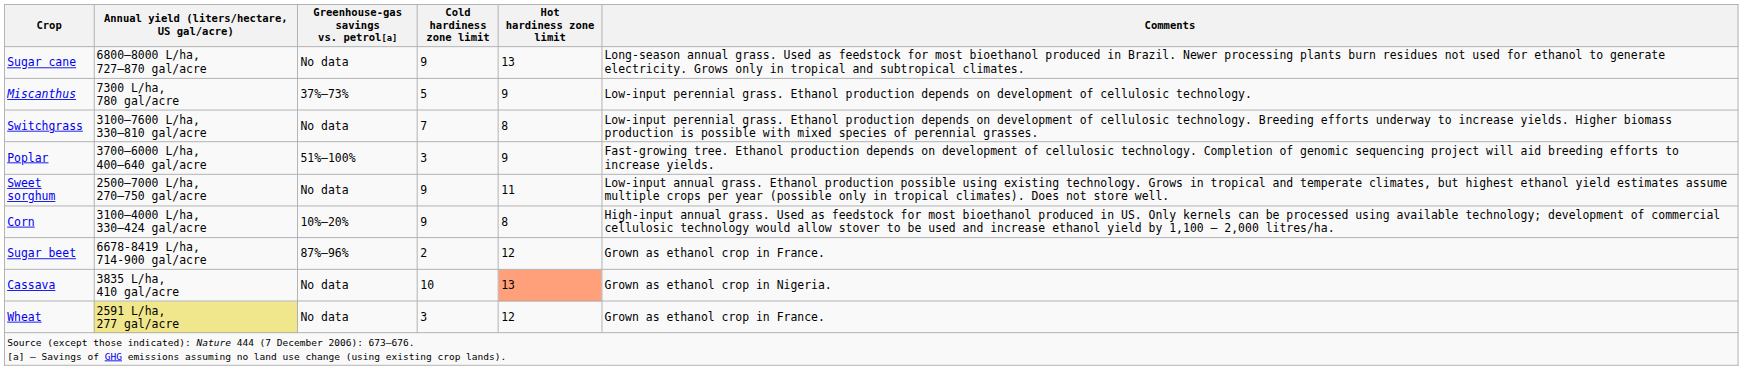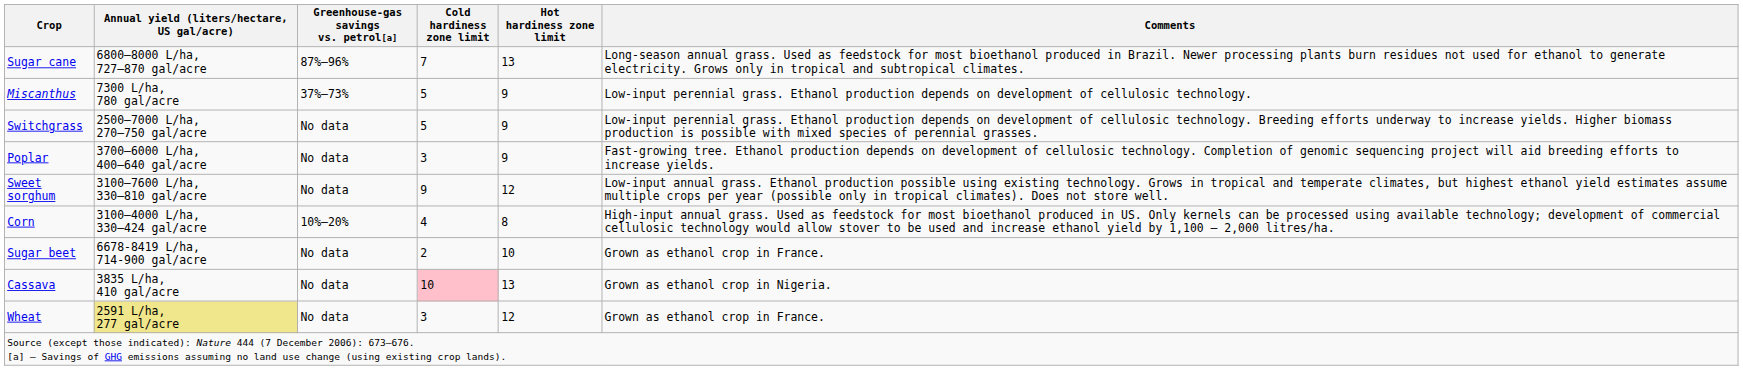(325, 62) No data -> (325, 62) 87%–96%
(424, 62) 9 -> (424, 62) 7
(152, 126) 3100–7600 L/ha, 330–810 gal/acre -> (152, 126) 2500–7000 L/ha, 270–750 gal/acre
(424, 126) 7 -> (424, 126) 5
(505, 126) 8 -> (505, 126) 9
(328, 158) 51%–100% -> (325, 158) No data
(152, 190) 2500–7000 L/ha, 270–750 gal/acre -> (152, 190) 3100–7600 L/ha, 330–810 gal/acre
(508, 190) 11 -> (508, 190) 12
(424, 222) 9 -> (424, 222) 4
(325, 253) 87%–96% -> (325, 253) No data
(508, 253) 12 -> (508, 253) 10
(427, 285) no background -> (427, 285) pink background
(508, 285) lightsalmon background -> (508, 285) no background
